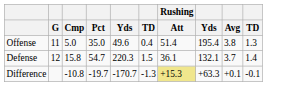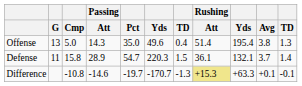+ column: (104, 28)
(55, 43) 11 -> (55, 43) 13
(55, 58) 12 -> (55, 58) 11
